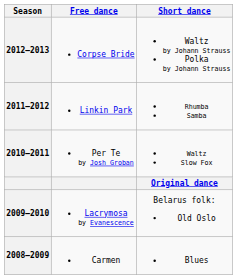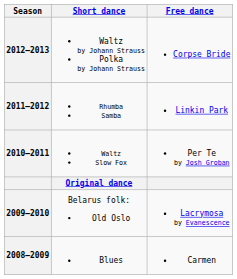columns swapped: (184, 11) <-> (94, 11)
